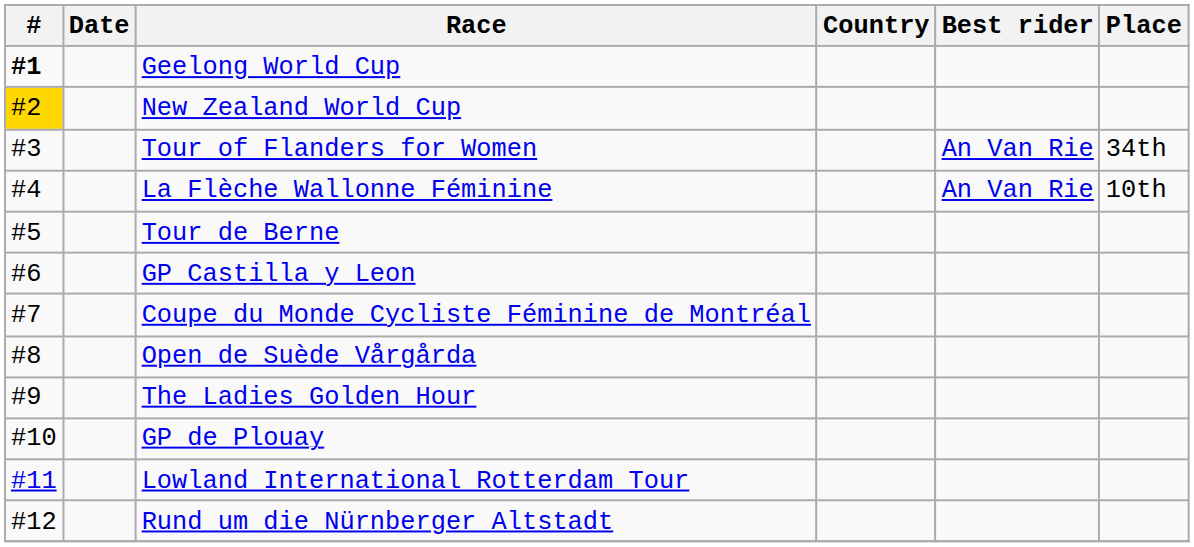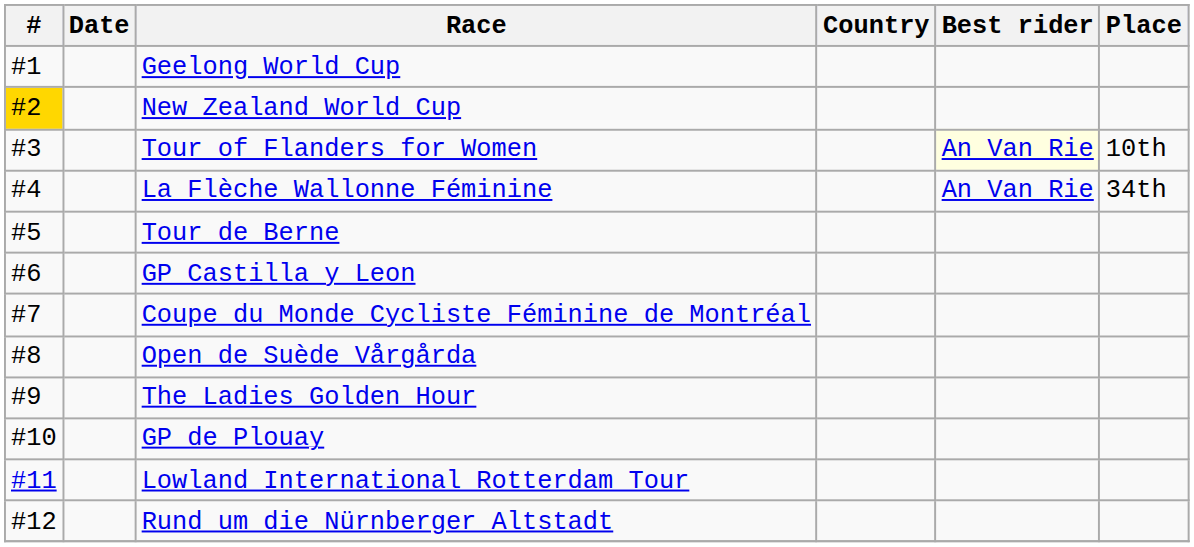(26, 67) bold -> (26, 67) normal
(1018, 150) no background -> (1018, 150) lightyellow background
(1136, 150) 34th -> (1136, 150) 10th
(1136, 191) 10th -> (1136, 191) 34th
